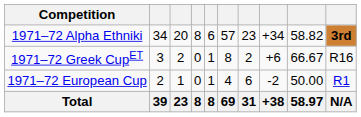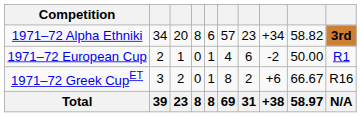rows swapped: (77, 58) <-> (77, 80)
